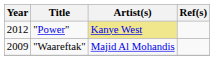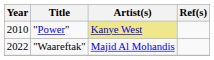(18, 30) 2012 -> (18, 30) 2010
(18, 47) 2009 -> (18, 47) 2022
